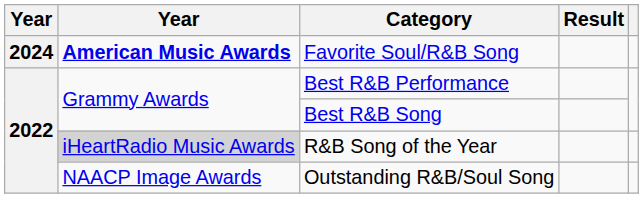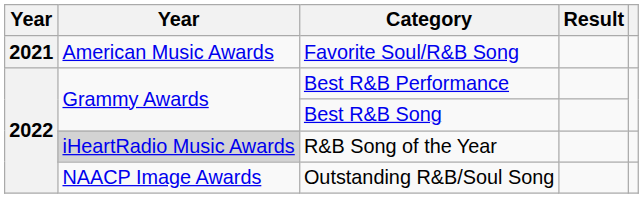(31, 51) 2024 -> (31, 51) 2021
(177, 51) bold -> (168, 51) normal
